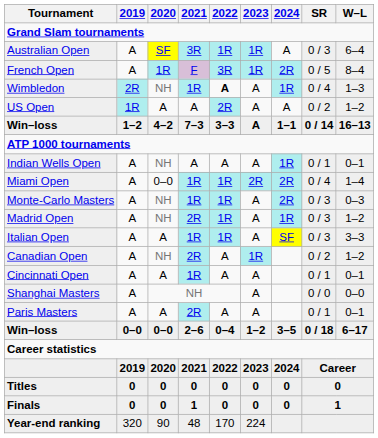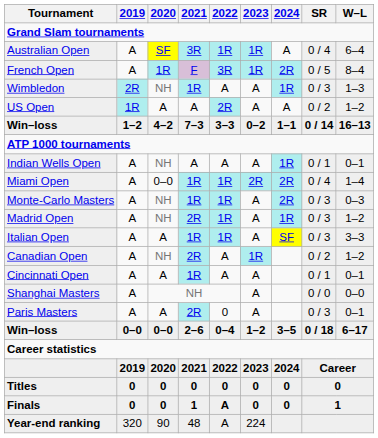(319, 50) 0 / 3 -> (319, 50) 0 / 4
(225, 87) bold -> (225, 87) normal
(319, 87) 0 / 4 -> (319, 87) 0 / 3
(256, 125) A -> (256, 125) 0–2
(225, 311) A -> (225, 311) 0
(319, 311) 0 / 1 -> (319, 311) 0 / 3
(225, 404) 0 -> (225, 404) A
(225, 423) 170 -> (225, 423) A
